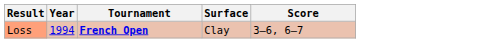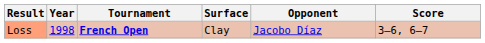+ column: (313, 13)
(62, 30) 1994 -> (62, 30) 1998
